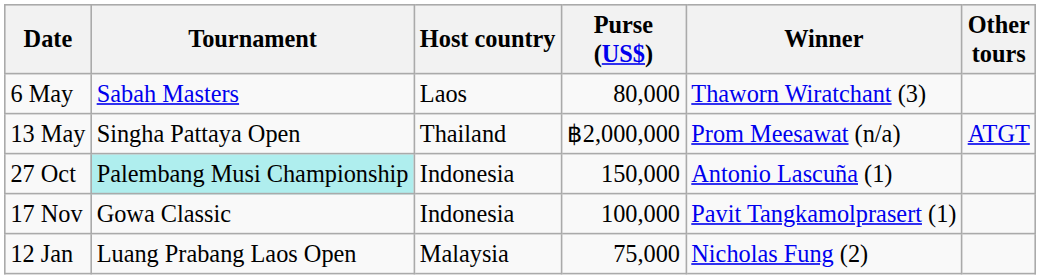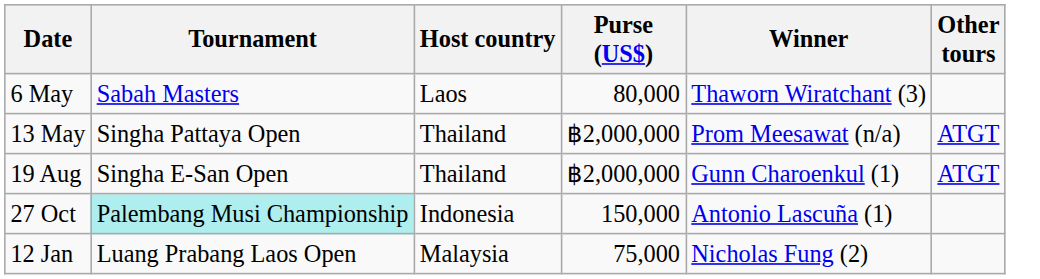+ row: (46, 173)
- row: (47, 213)
